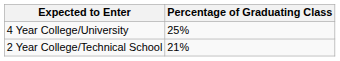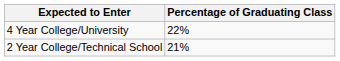(178, 30) 25% -> (178, 30) 22%
